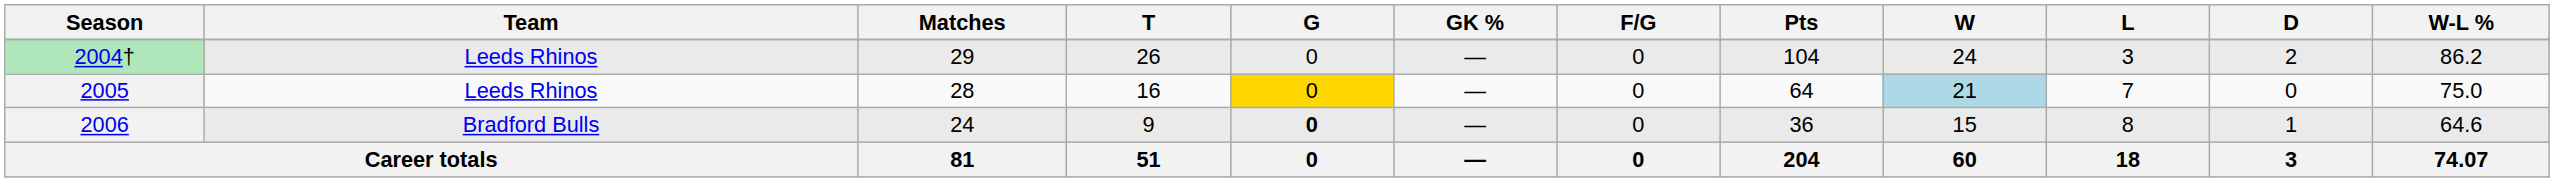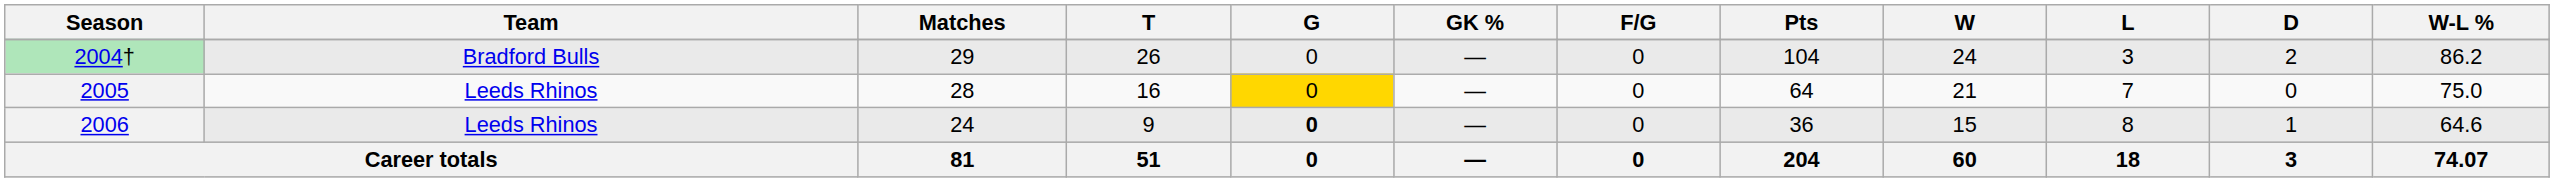(531, 57) Leeds Rhinos -> (531, 57) Bradford Bulls
(1965, 91) lightblue background -> (1965, 91) no background
(531, 125) Bradford Bulls -> (531, 125) Leeds Rhinos
